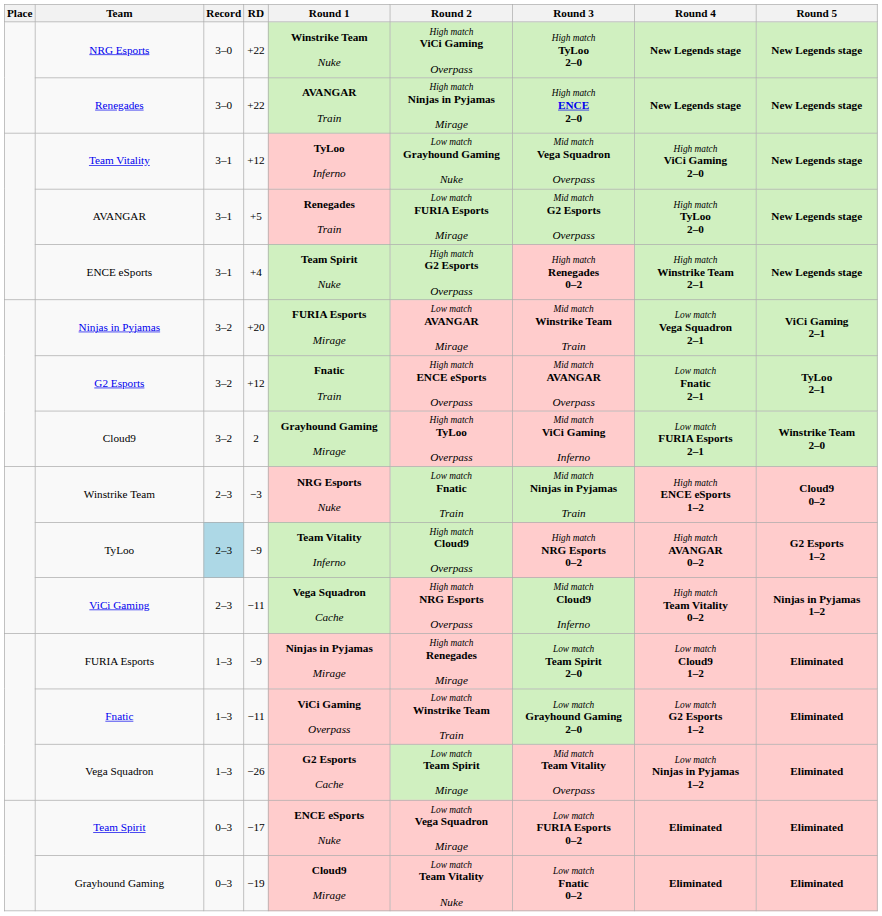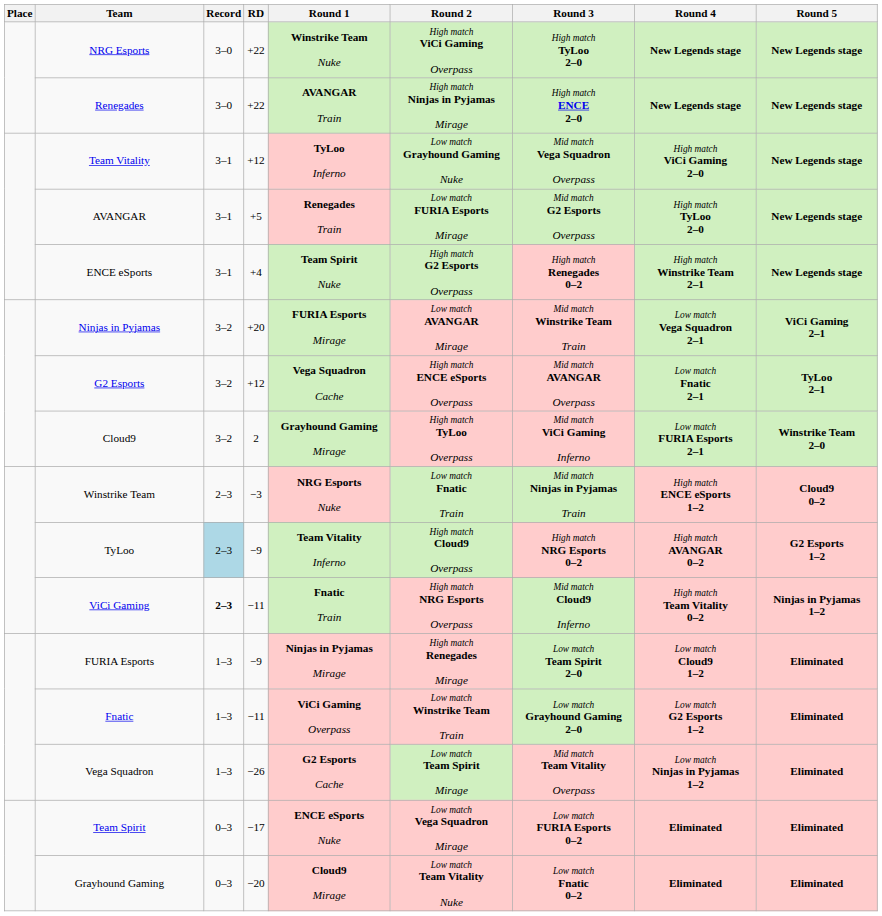(329, 383) Fnatic Train -> (329, 383) Vega Squadron Cache
(224, 605) normal -> (224, 605) bold
(329, 605) Vega Squadron Cache -> (329, 605) Fnatic Train
(256, 883) −19 -> (256, 883) −20
